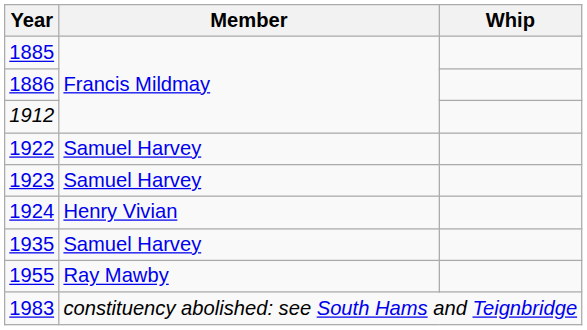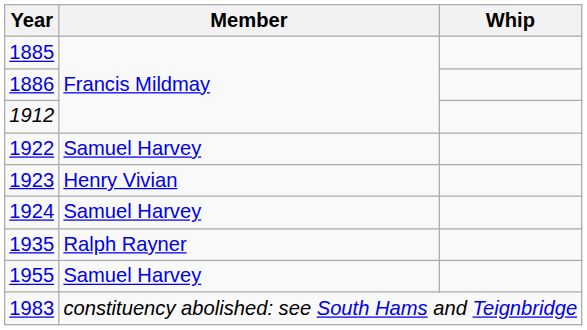(132, 180) Samuel Harvey -> (120, 180) Henry Vivian
(120, 212) Henry Vivian -> (132, 212) Samuel Harvey
(132, 244) Samuel Harvey -> (125, 244) Ralph Rayner
(116, 276) Ray Mawby -> (132, 276) Samuel Harvey
